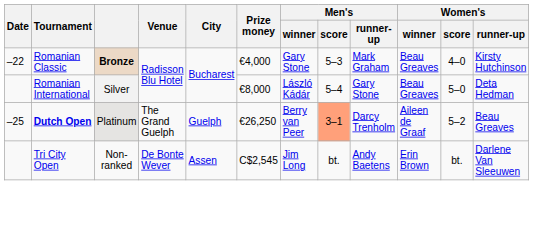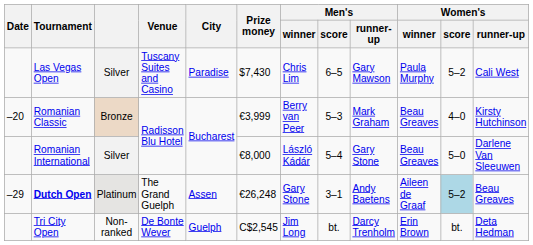+ row: (58, 72)
(15, 61) –22 -> (15, 116) –20
(117, 61) bold -> (117, 116) normal
(255, 61) €4,000 -> (255, 116) €3,999
(296, 61) Gary Stone -> (295, 116) Berry van Peer
(495, 88) Deta Hedman -> (498, 155) Darlene Van Sleeuwen
(15, 121) –25 -> (15, 194) –29
(205, 121) Guelph -> (203, 194) Assen
(258, 121) €26,250 -> (258, 194) €26,248
(295, 121) Berry van Peer -> (296, 194) Gary Stone
(334, 121) lightsalmon background -> (334, 194) no background
(374, 121) Darcy Trenholm -> (371, 194) Andy Baetens
(457, 121) no background -> (457, 194) lightblue background
(203, 160) Assen -> (205, 227) Guelph
(371, 160) Andy Baetens -> (374, 227) Darcy Trenholm
(498, 160) Darlene Van Sleeuwen -> (495, 227) Deta Hedman
